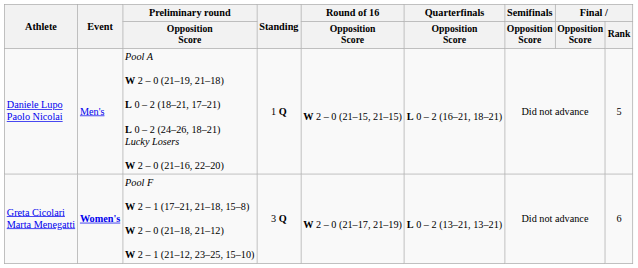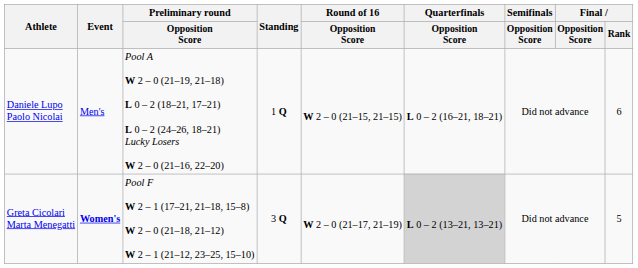(619, 111) 5 -> (619, 111) 6
(454, 225) no background -> (454, 225) lightgrey background
(619, 219) 6 -> (619, 219) 5
